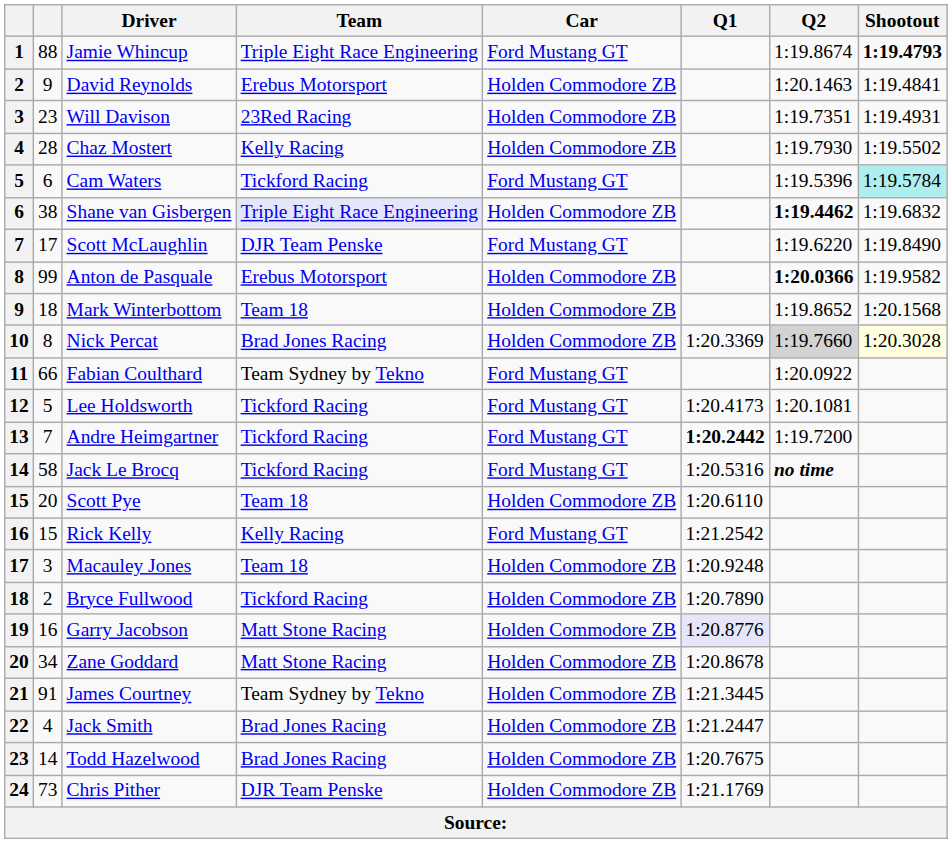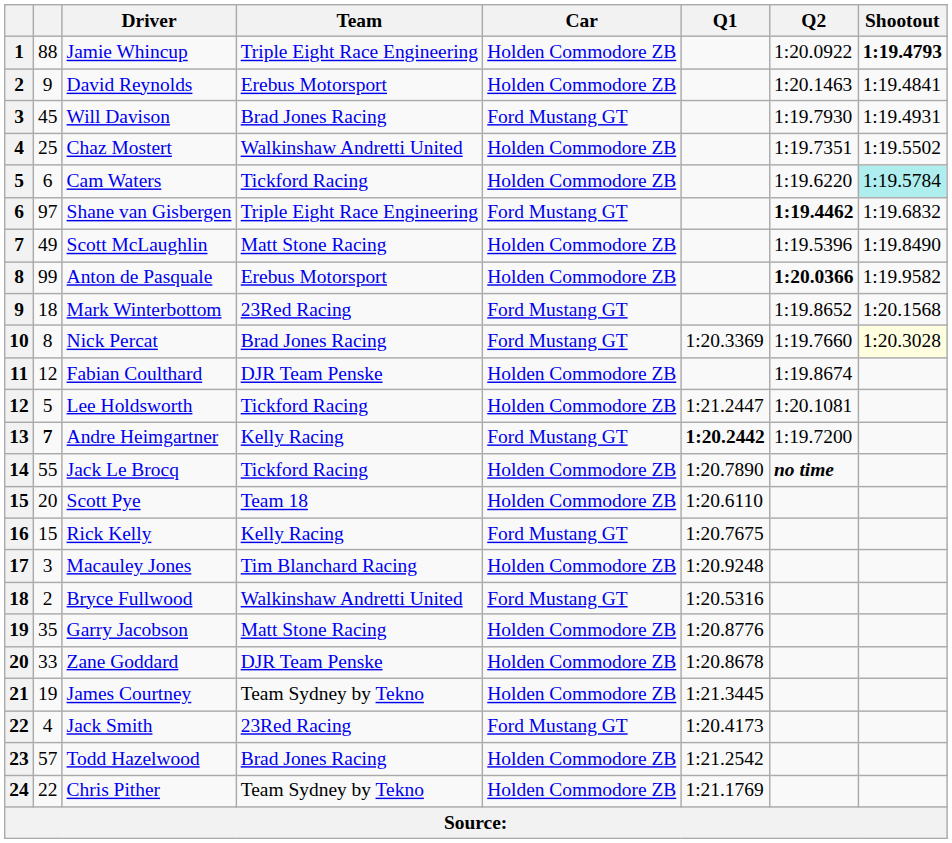(557, 52) Ford Mustang GT -> (582, 52) Holden Commodore ZB
(813, 52) 1:19.8674 -> (813, 52) 1:20.0922
(48, 116) 23 -> (48, 116) 45
(296, 116) 23Red Racing -> (314, 116) Brad Jones Racing
(582, 116) Holden Commodore ZB -> (557, 116) Ford Mustang GT
(813, 116) 1:19.7351 -> (813, 116) 1:19.7930
(48, 148) 28 -> (48, 148) 25
(292, 148) Kelly Racing -> (352, 148) Walkinshaw Andretti United
(813, 148) 1:19.7930 -> (813, 148) 1:19.7351
(557, 180) Ford Mustang GT -> (582, 180) Holden Commodore ZB
(813, 180) 1:19.5396 -> (813, 180) 1:19.6220
(48, 212) 38 -> (48, 212) 97
(359, 212) lavender background -> (359, 212) no background
(582, 212) Holden Commodore ZB -> (557, 212) Ford Mustang GT
(48, 244) 17 -> (48, 244) 49
(312, 244) DJR Team Penske -> (314, 244) Matt Stone Racing
(557, 244) Ford Mustang GT -> (582, 244) Holden Commodore ZB
(813, 244) 1:19.6220 -> (813, 244) 1:19.5396
(274, 308) Team 18 -> (296, 308) 23Red Racing
(582, 308) Holden Commodore ZB -> (557, 308) Ford Mustang GT
(582, 340) Holden Commodore ZB -> (557, 340) Ford Mustang GT
(813, 340) lightgrey background -> (813, 340) no background
(48, 373) 66 -> (48, 373) 12
(332, 373) Team Sydney by Tekno -> (312, 373) DJR Team Penske
(557, 373) Ford Mustang GT -> (582, 373) Holden Commodore ZB
(813, 373) 1:20.0922 -> (813, 373) 1:19.8674
(557, 405) Ford Mustang GT -> (582, 405) Holden Commodore ZB
(725, 405) 1:20.4173 -> (725, 405) 1:21.2447
(48, 437) normal -> (48, 437) bold
(304, 437) Tickford Racing -> (292, 437) Kelly Racing
(48, 469) 58 -> (48, 469) 55
(557, 469) Ford Mustang GT -> (582, 469) Holden Commodore ZB
(725, 469) 1:20.5316 -> (725, 469) 1:20.7890
(725, 533) 1:21.2542 -> (725, 533) 1:20.7675
(274, 565) Team 18 -> (329, 565) Tim Blanchard Racing
(304, 597) Tickford Racing -> (352, 597) Walkinshaw Andretti United
(582, 597) Holden Commodore ZB -> (557, 597) Ford Mustang GT
(725, 597) 1:20.7890 -> (725, 597) 1:20.5316
(48, 629) 16 -> (48, 629) 35
(725, 629) lavender background -> (725, 629) no background
(48, 661) 34 -> (48, 661) 33
(314, 661) Matt Stone Racing -> (312, 661) DJR Team Penske
(48, 693) 91 -> (48, 693) 19
(314, 726) Brad Jones Racing -> (296, 726) 23Red Racing
(582, 726) Holden Commodore ZB -> (557, 726) Ford Mustang GT
(725, 726) 1:21.2447 -> (725, 726) 1:20.4173
(48, 758) 14 -> (48, 758) 57
(725, 758) 1:20.7675 -> (725, 758) 1:21.2542
(48, 790) 73 -> (48, 790) 22
(312, 790) DJR Team Penske -> (332, 790) Team Sydney by Tekno
